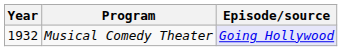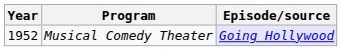(23, 36) 1932 -> (23, 36) 1952
